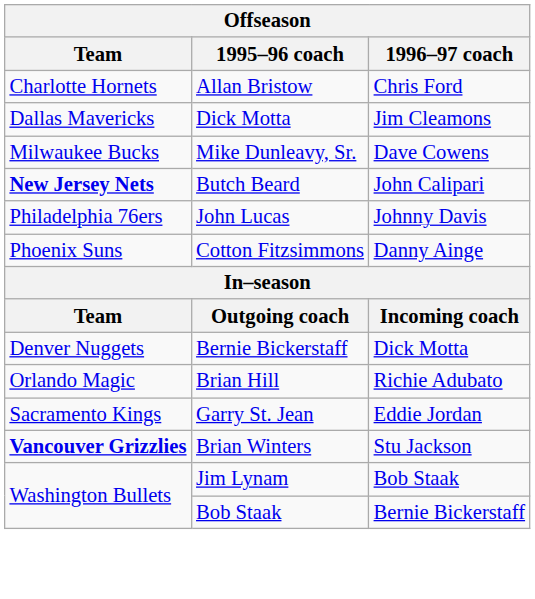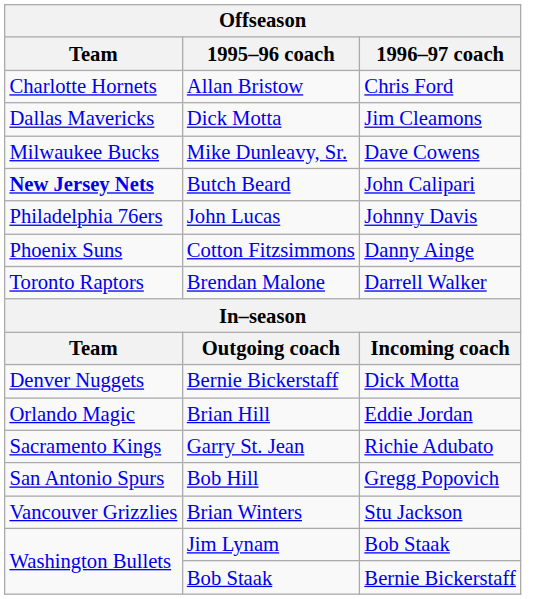+ row: (256, 282)
(438, 380) Richie Adubato -> (419, 413) Eddie Jordan
(428, 413) Eddie Jordan -> (429, 446) Richie Adubato
+ row: (223, 479)
(98, 446) bold -> (93, 511) normal
